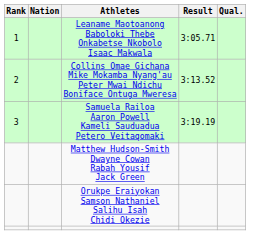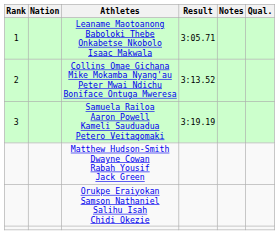+ column: (231, 11)
